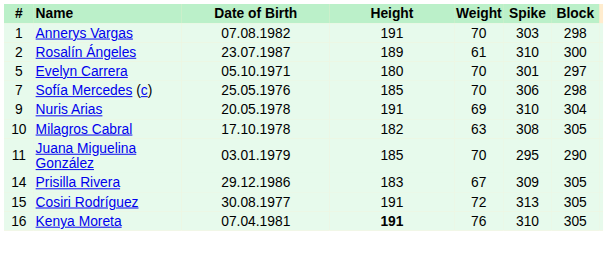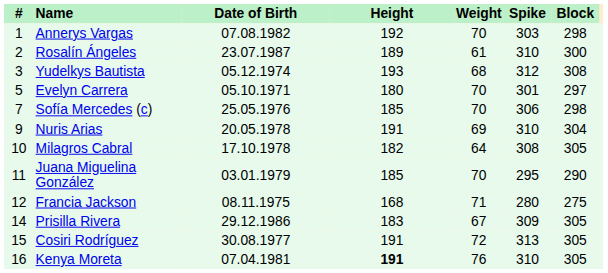(392, 33) 191 -> (392, 33) 192
+ row: (90, 71)
(479, 129) 63 -> (479, 148) 64
+ row: (86, 202)
